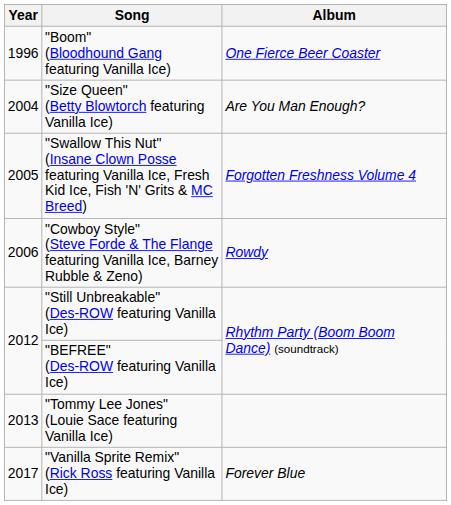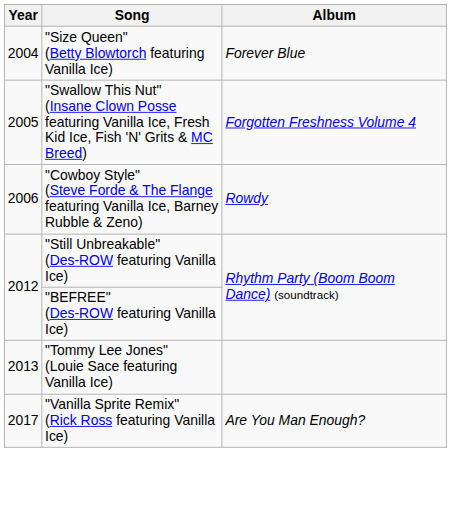- row: (108, 53)
(295, 106) Are You Man Enough? -> (265, 53) Forever Blue
(265, 474) Forever Blue -> (295, 420) Are You Man Enough?
